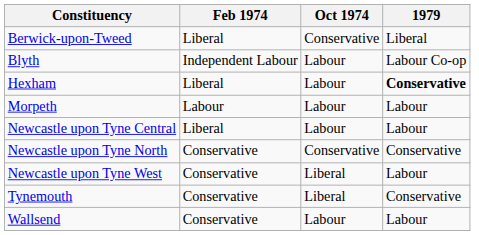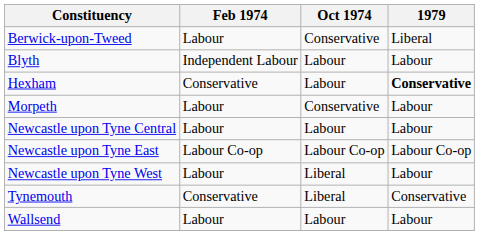(203, 38) Liberal -> (203, 38) Labour
(426, 60) Labour Co-op -> (412, 60) Labour
(203, 83) Liberal -> (220, 83) Conservative
(325, 106) Labour -> (342, 106) Conservative
(203, 128) Liberal -> (203, 128) Labour
+ row: (83, 151)
- row: (88, 151)
(220, 173) Conservative -> (203, 173) Labour
(220, 219) Conservative -> (203, 219) Labour
